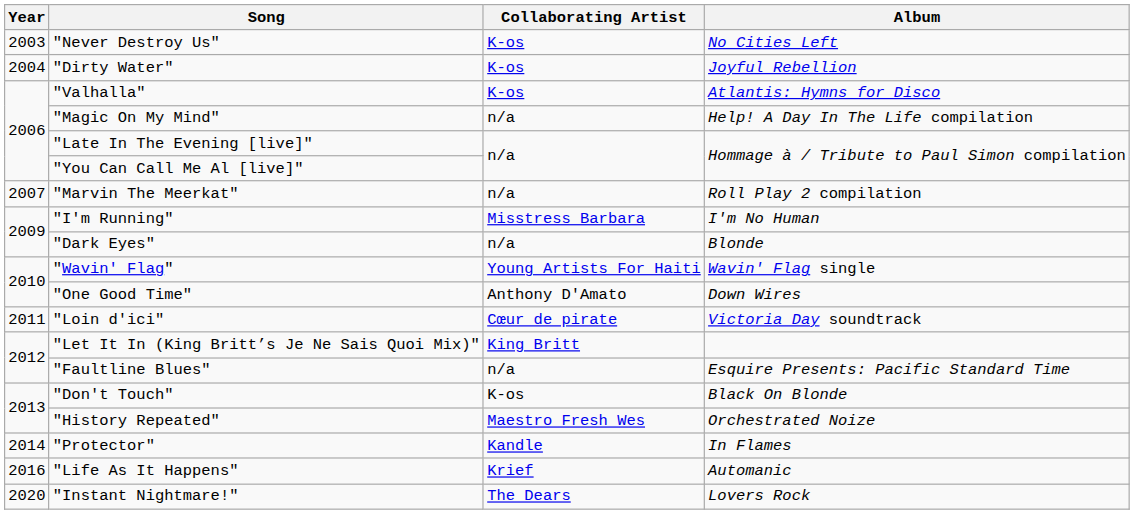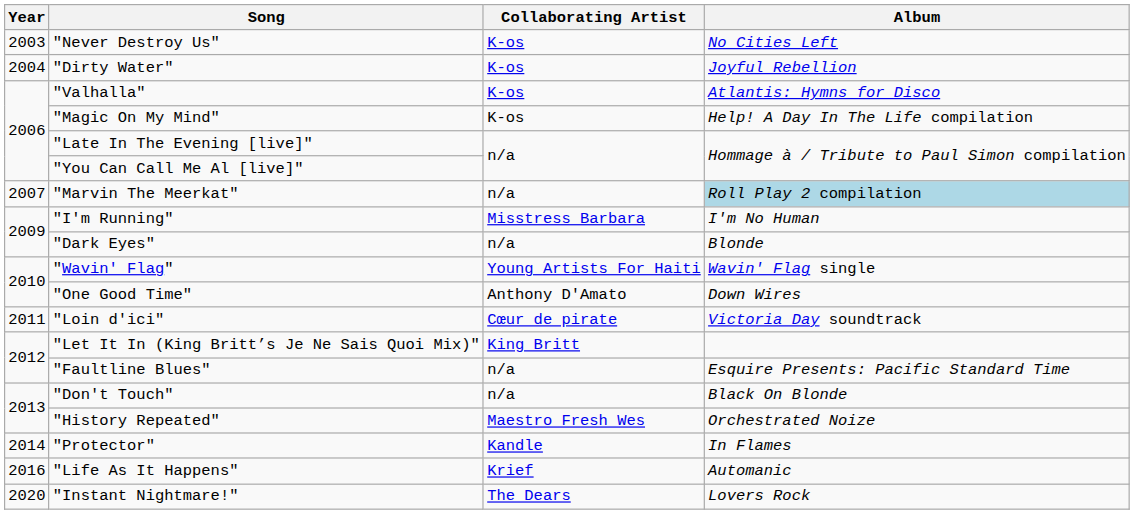(501, 118) n/a -> (506, 118) K-os
(815, 194) no background -> (815, 194) lightblue background
(506, 395) K-os -> (501, 395) n/a
